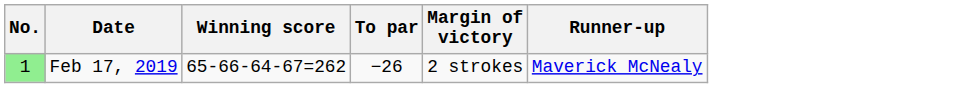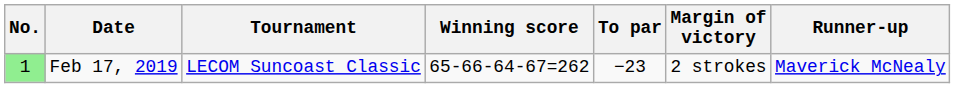+ column: (303, 29)
(387, 68) −26 -> (630, 68) −23
